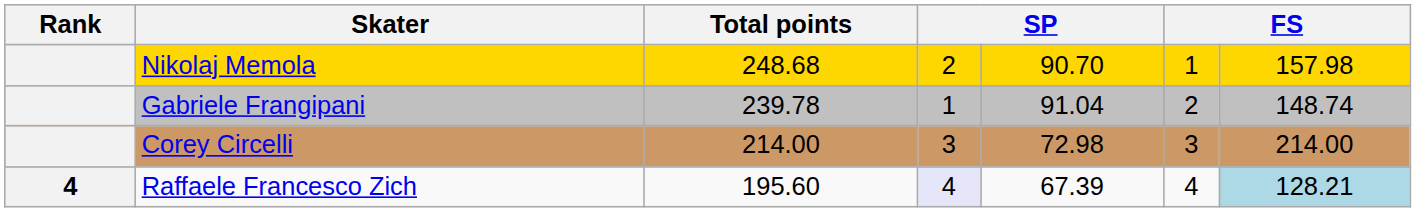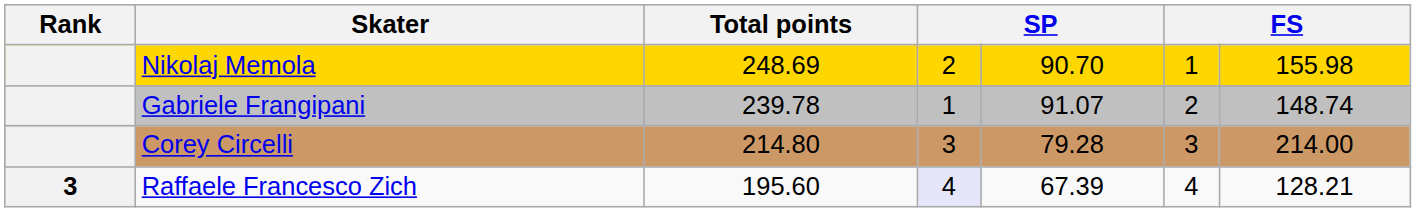(781, 65) 248.68 -> (781, 65) 248.69
(1314, 65) 157.98 -> (1314, 65) 155.98
(1072, 105) 91.04 -> (1072, 105) 91.07
(781, 145) 214.00 -> (781, 145) 214.80
(1072, 145) 72.98 -> (1072, 145) 79.28
(70, 186) 4 -> (70, 186) 3
(1314, 186) lightblue background -> (1314, 186) no background
